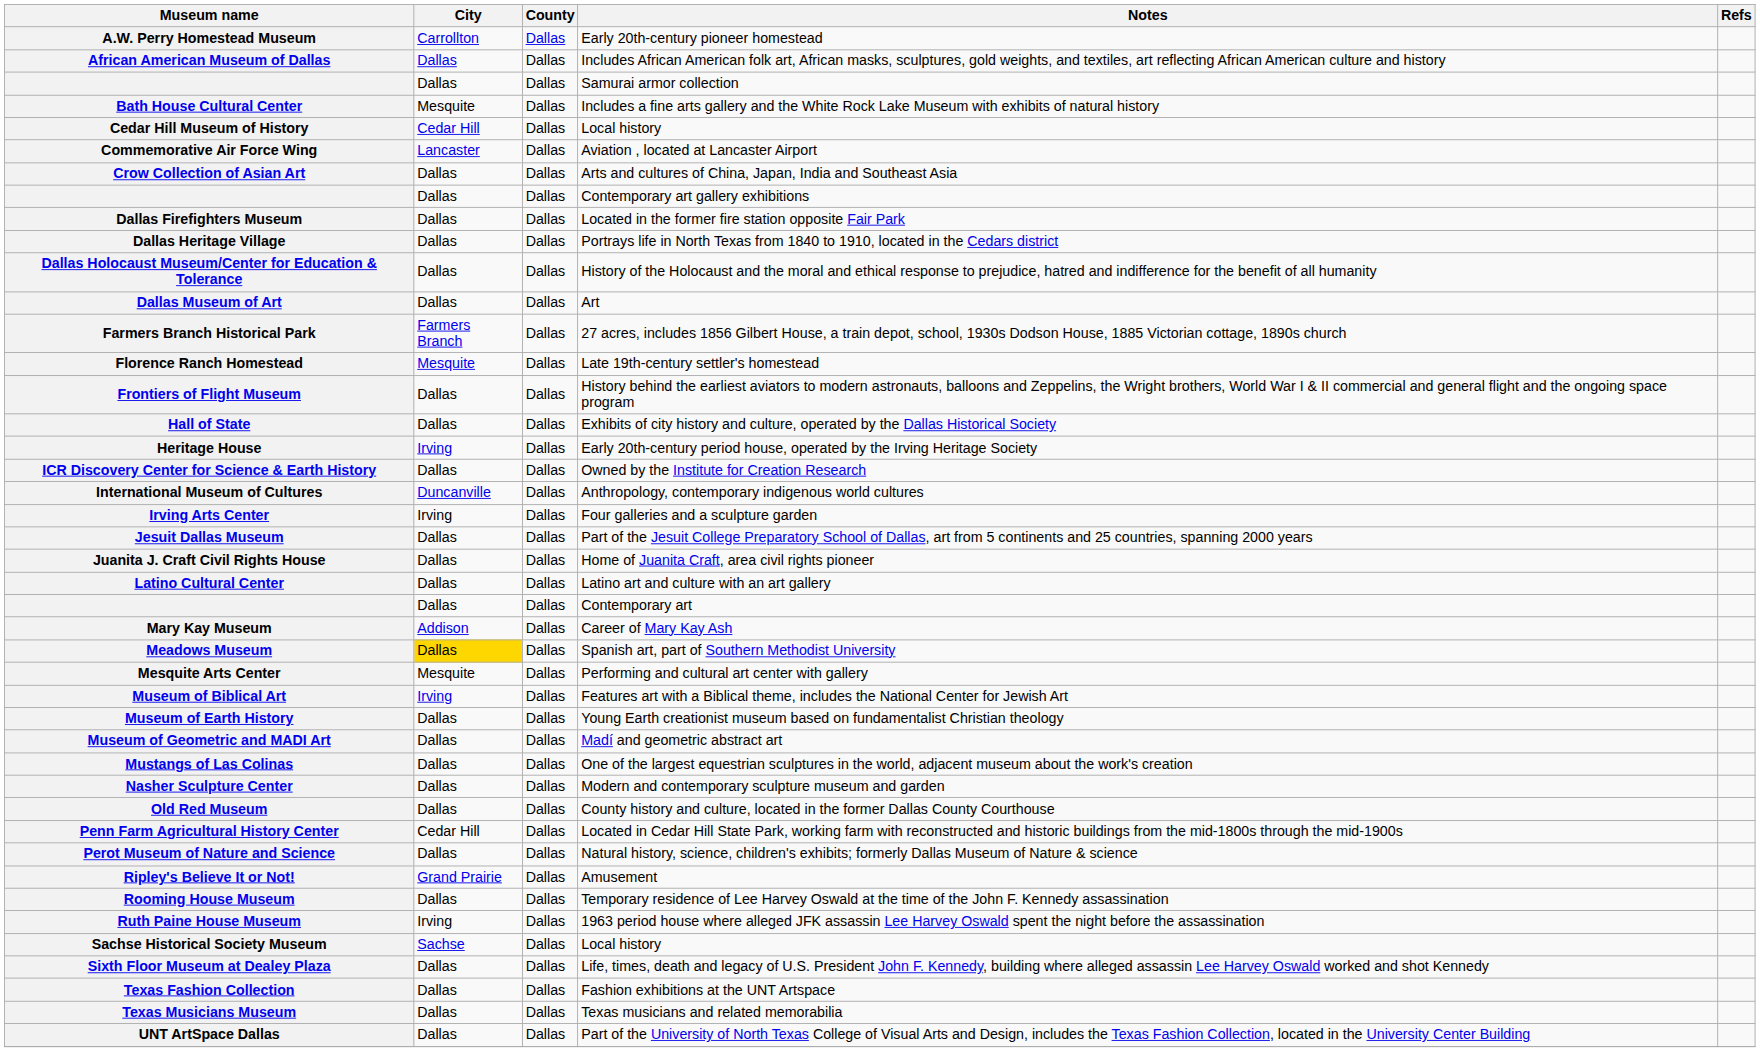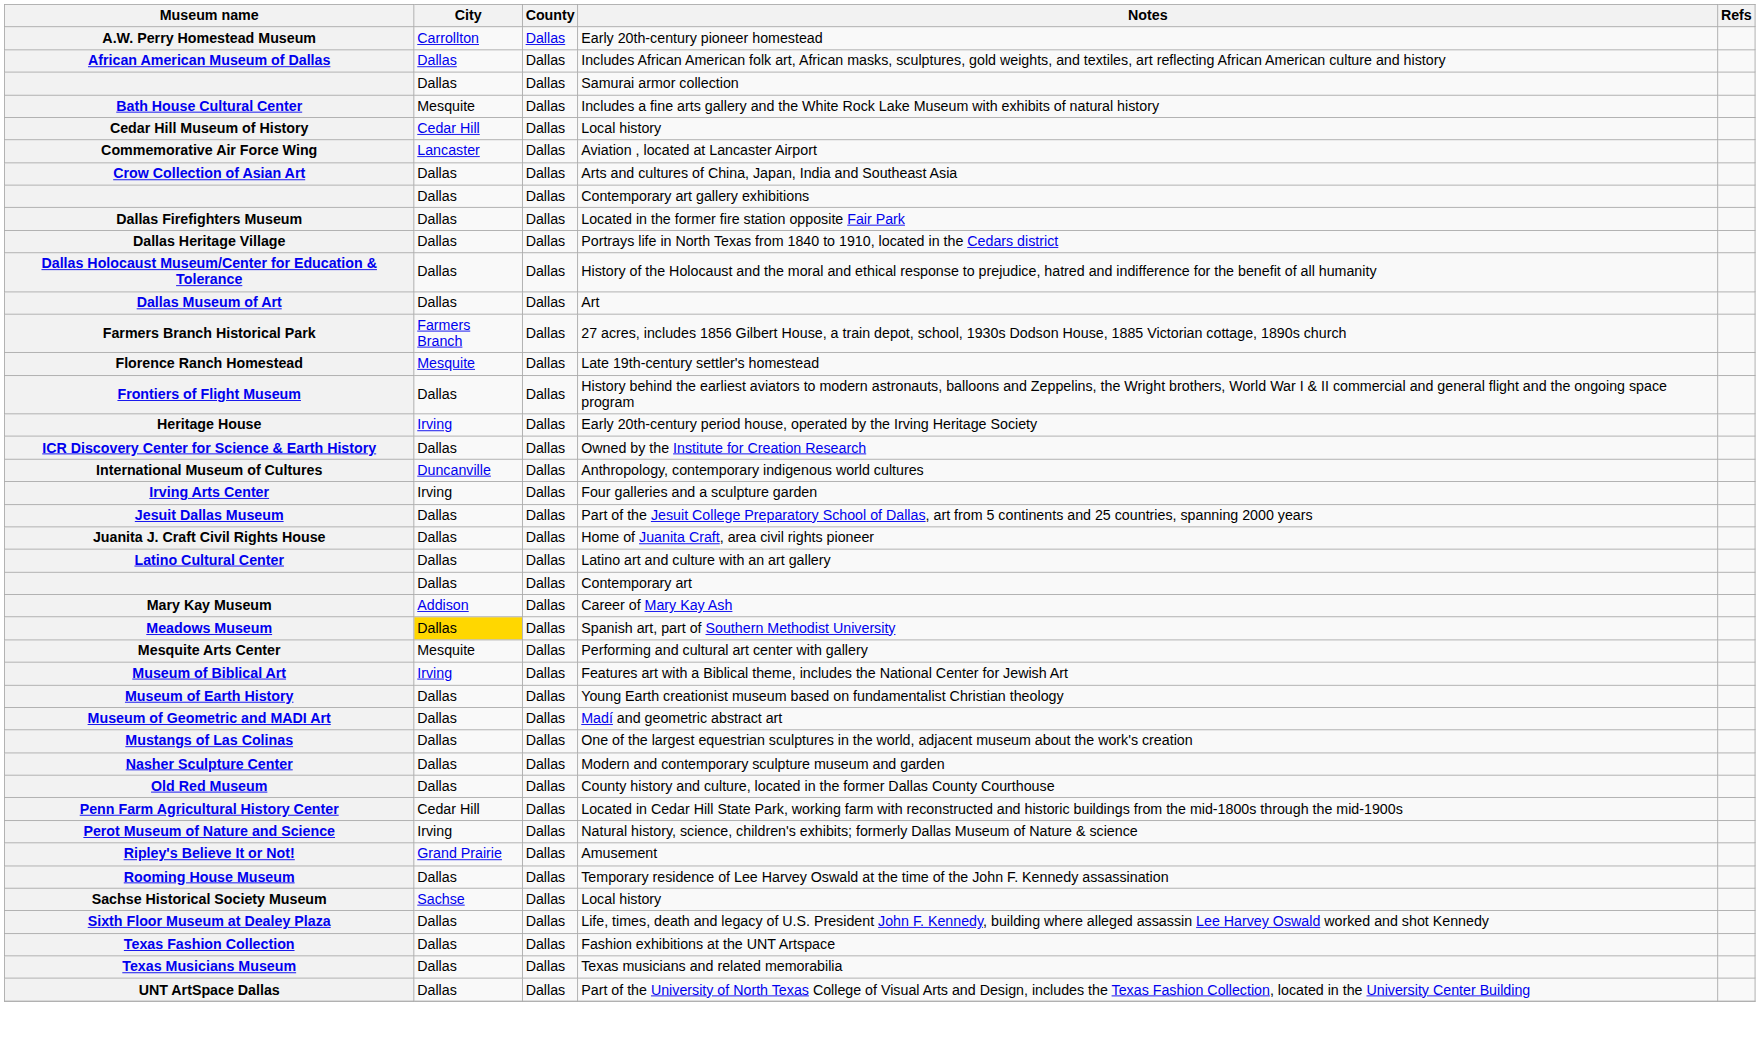- row: (209, 425)
(437, 854) Dallas -> (435, 831) Irving
- row: (209, 922)
